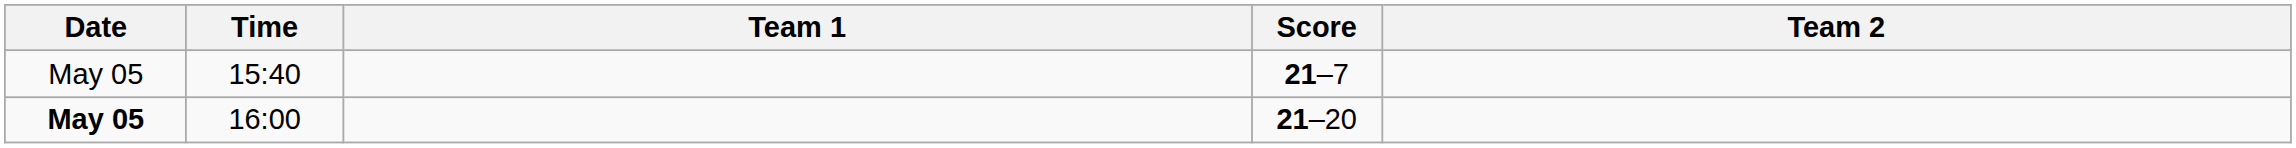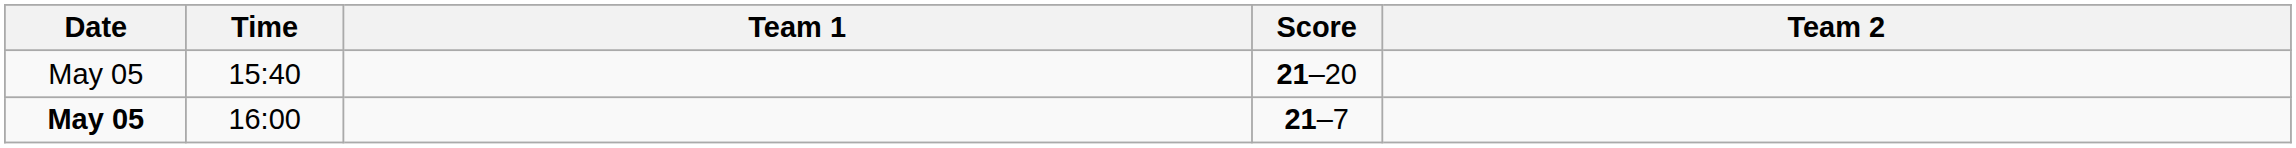(1317, 73) 21–7 -> (1317, 73) 21–20
(1317, 119) 21–20 -> (1317, 119) 21–7
